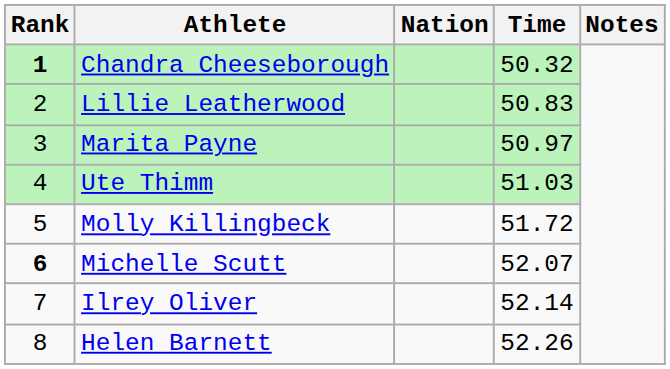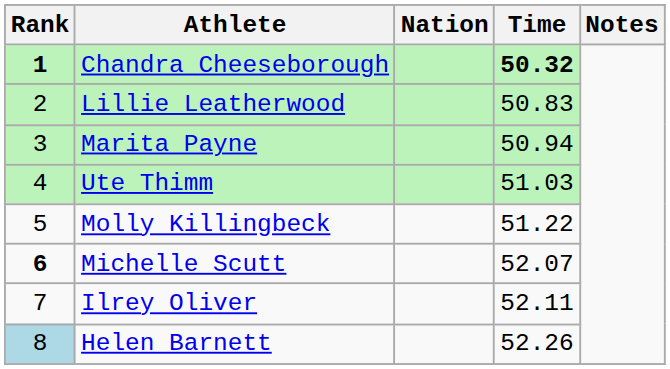(537, 65) normal -> (537, 65) bold
(537, 144) 50.97 -> (537, 144) 50.94
(537, 224) 51.72 -> (537, 224) 51.22
(537, 304) 52.14 -> (537, 304) 52.11
(40, 344) no background -> (40, 344) lightblue background
